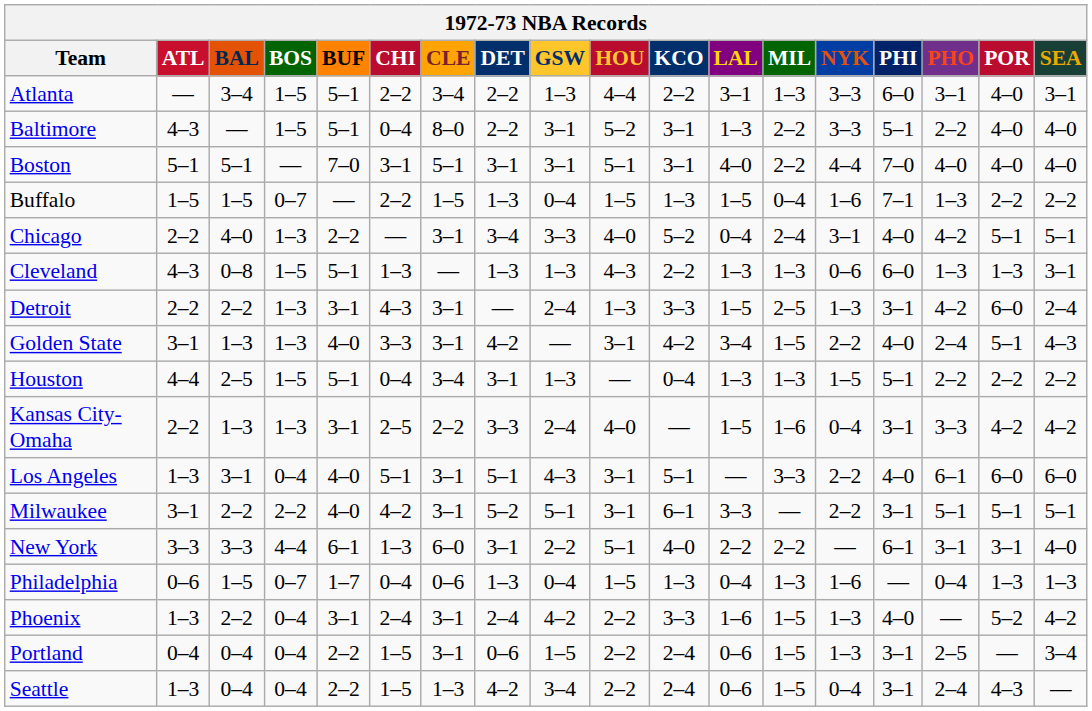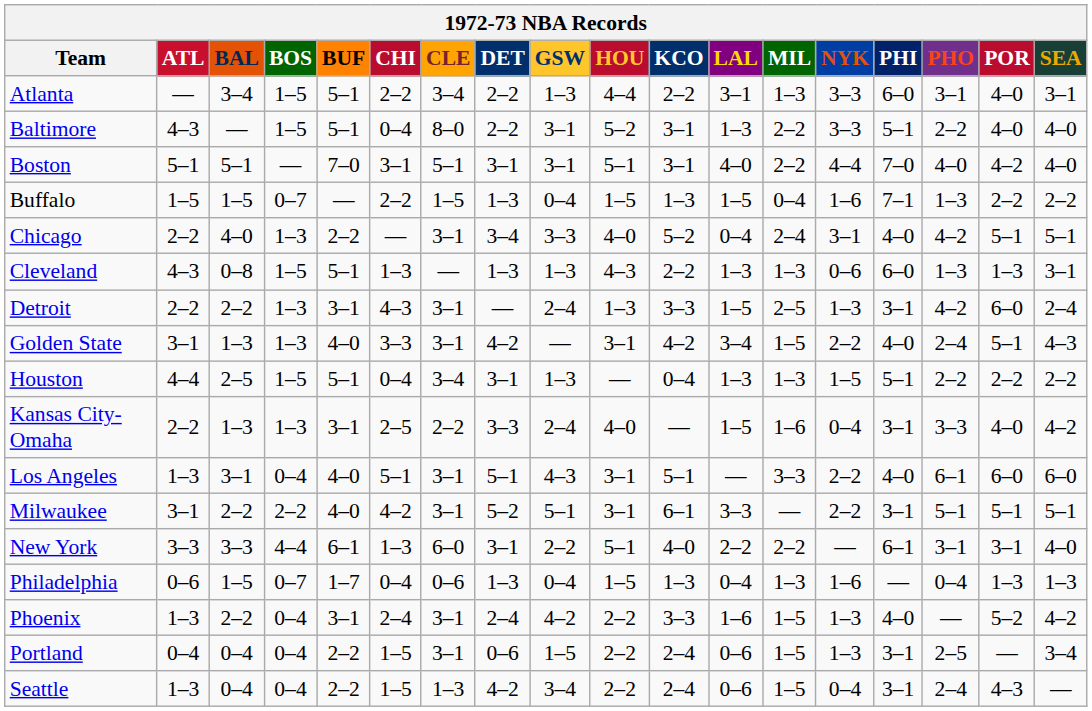(1007, 164) 4–0 -> (1007, 164) 4–2
(1007, 426) 4–2 -> (1007, 426) 4–0
